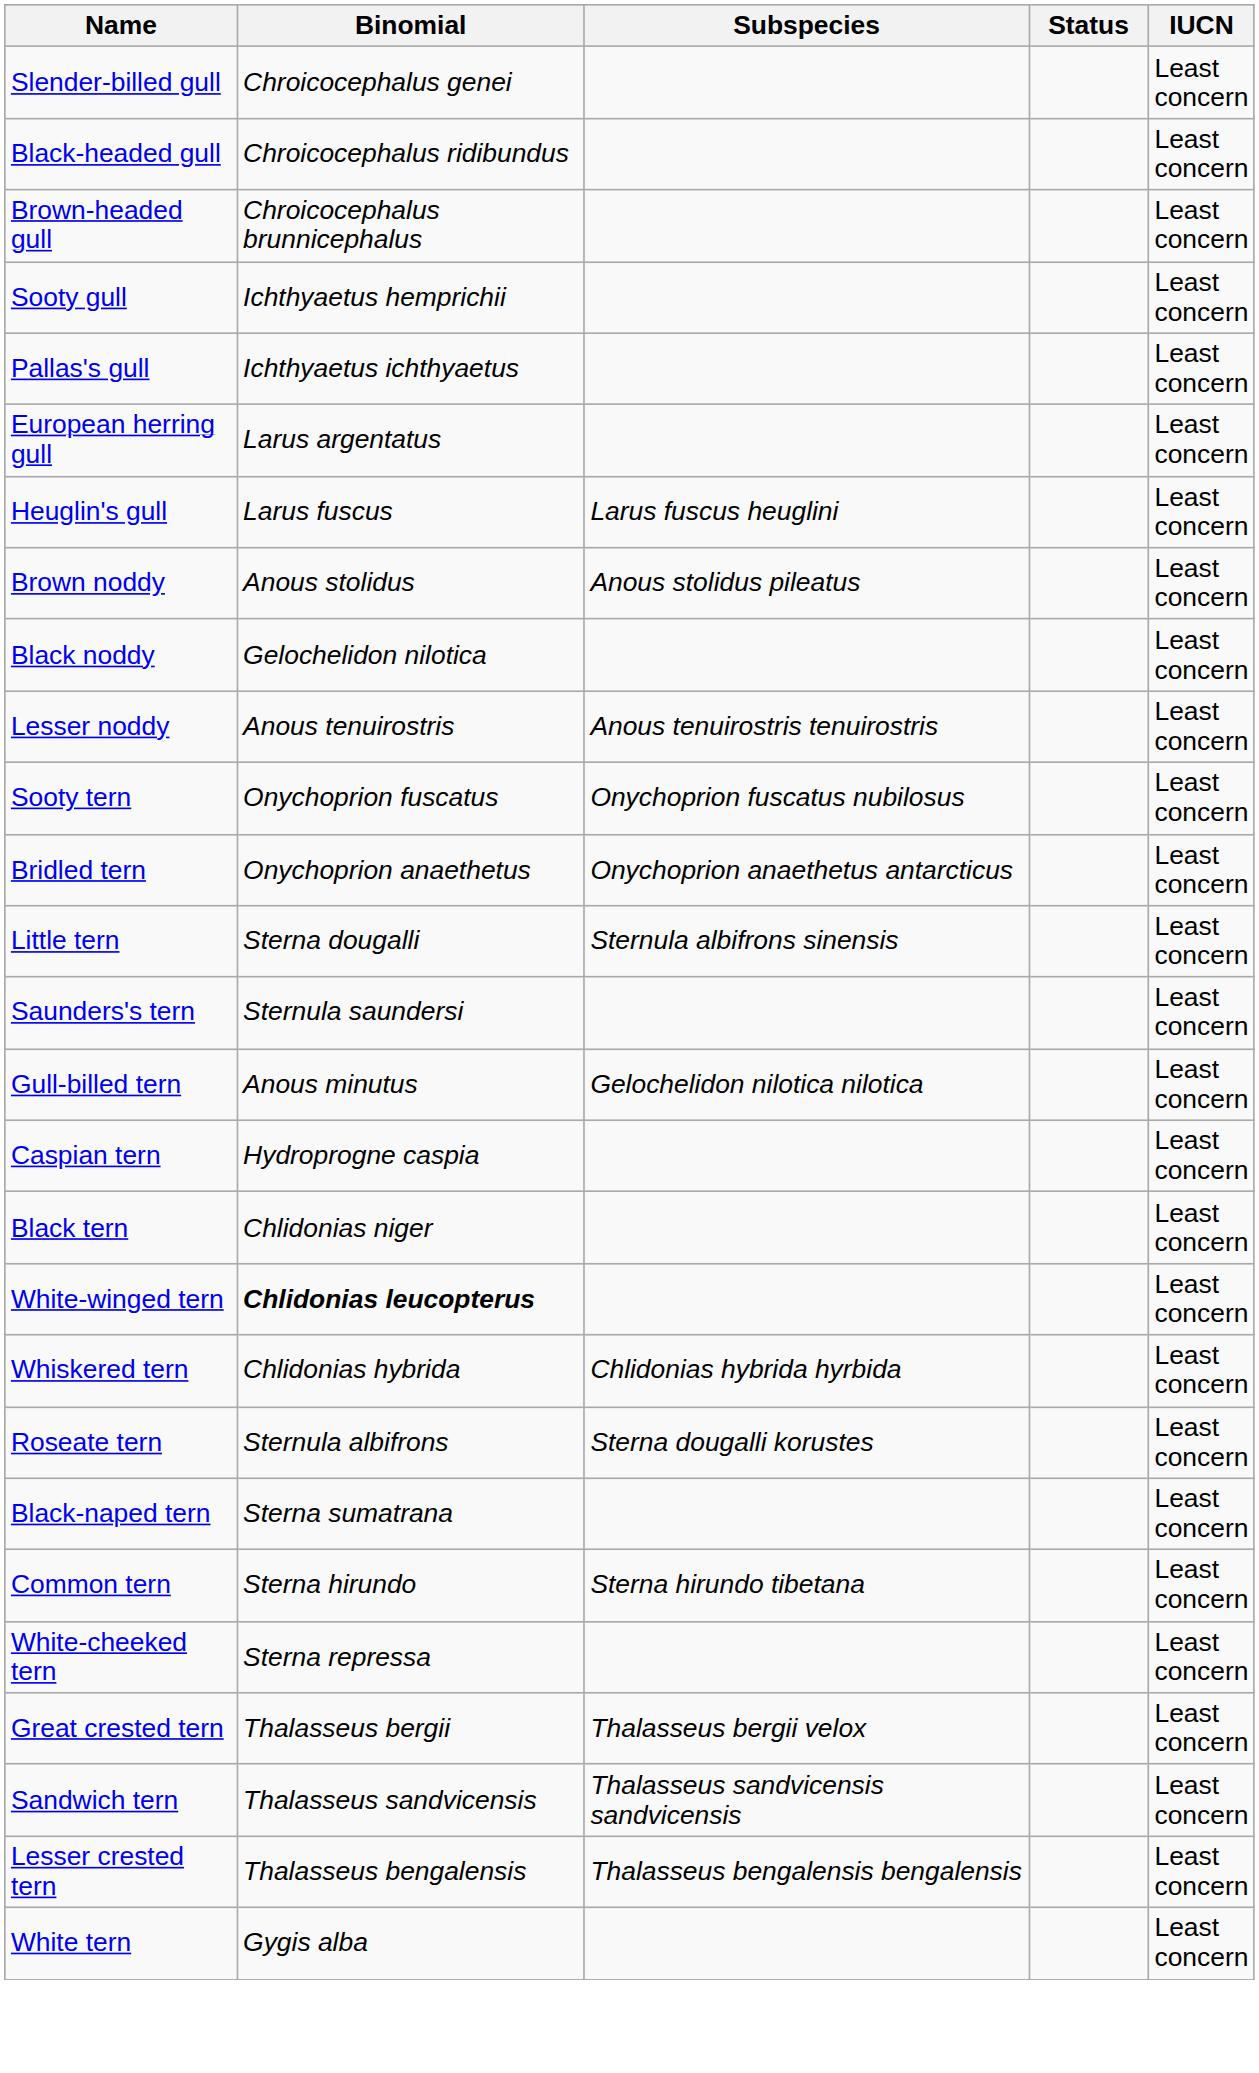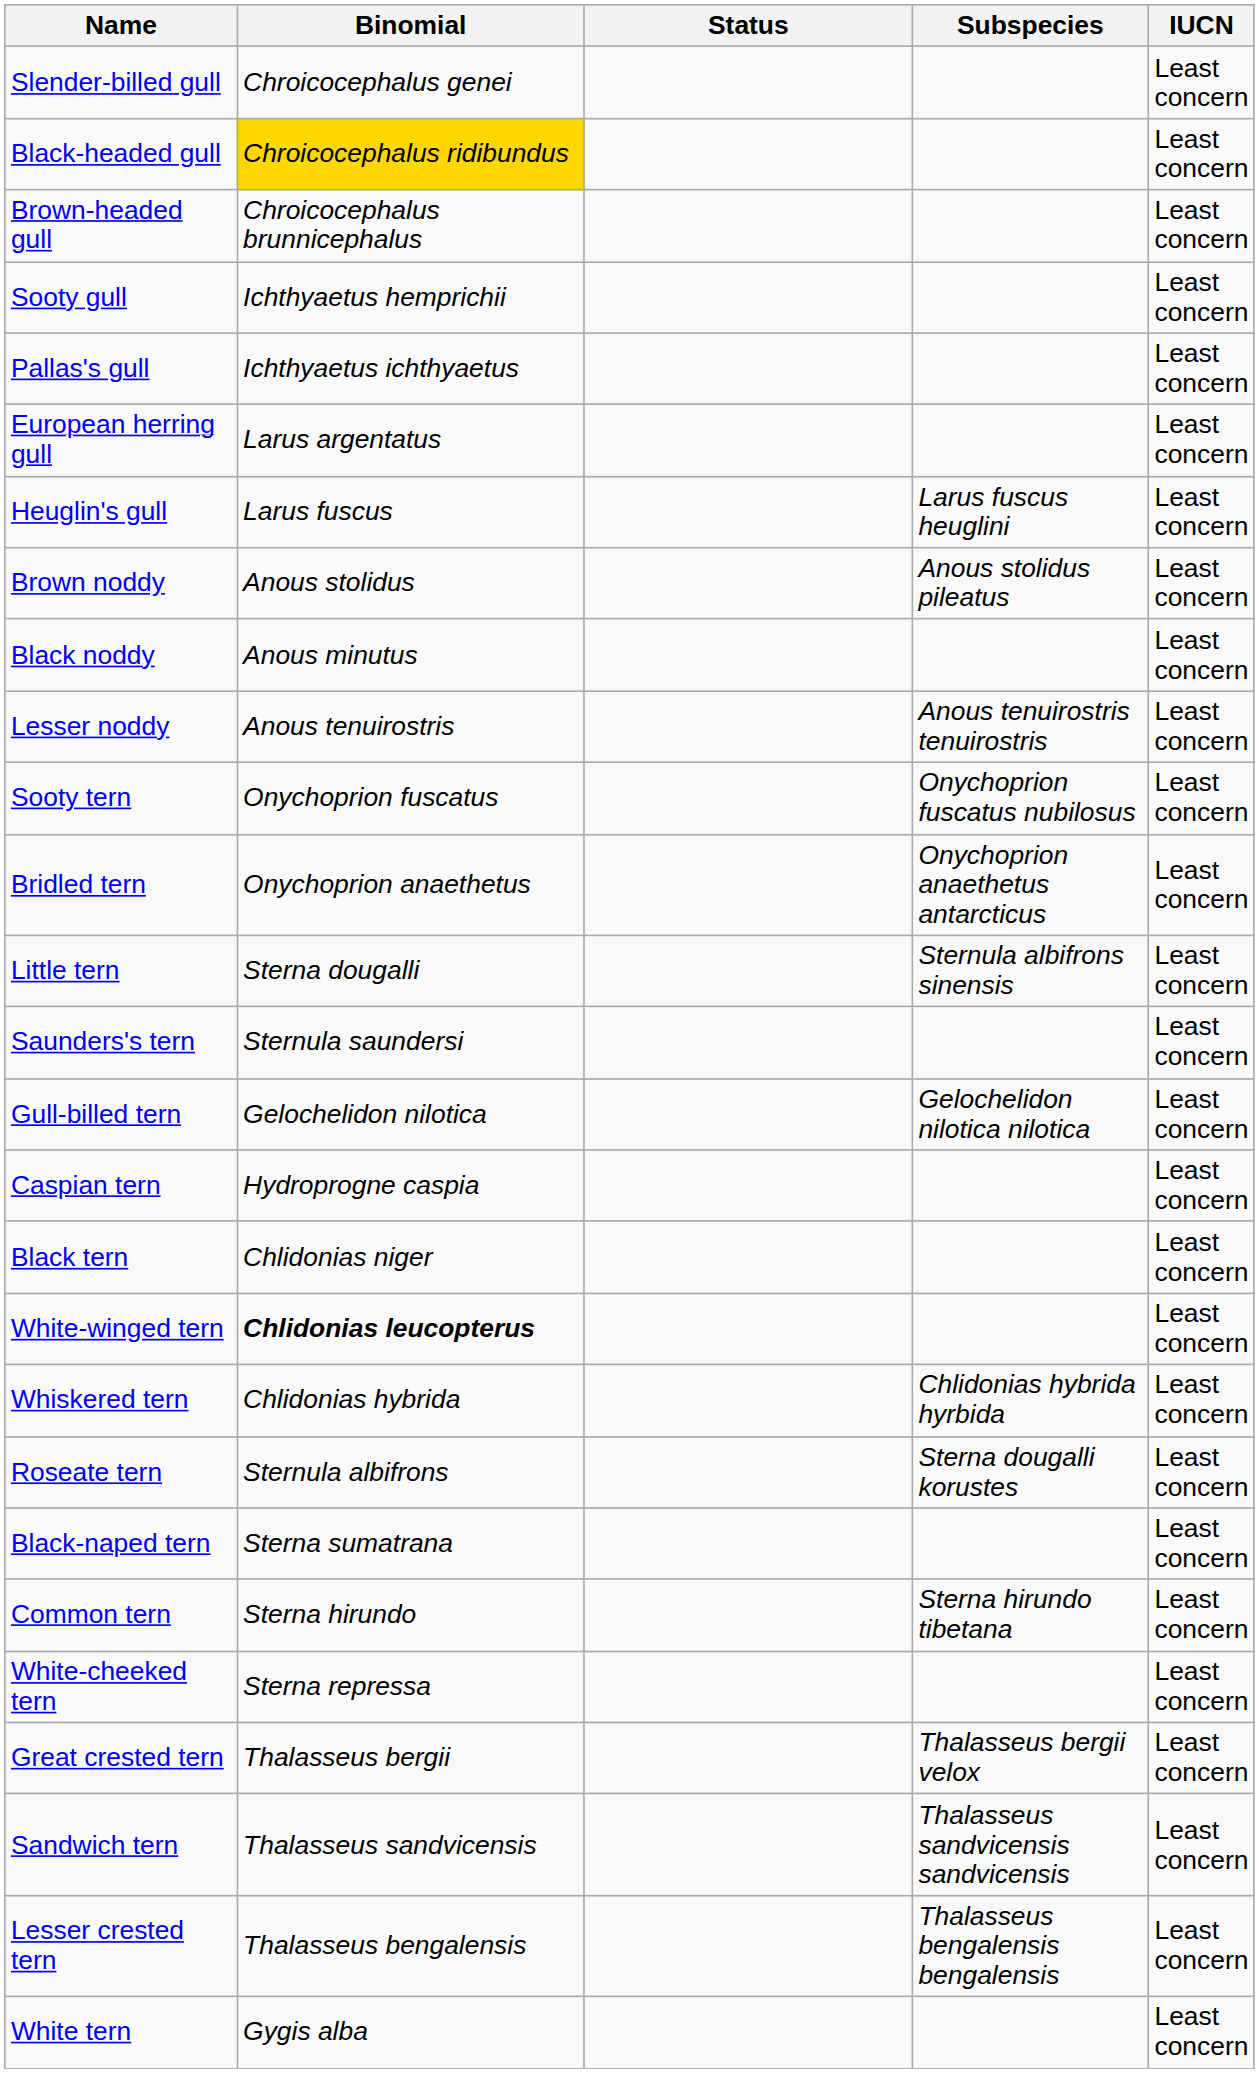columns swapped: (807, 25) <-> (1089, 25)
(406, 153) no background -> (406, 153) gold background
(365, 654) Gelochelidon nilotica -> (330, 654) Anous minutus
(330, 1084) Anous minutus -> (365, 1113) Gelochelidon nilotica
